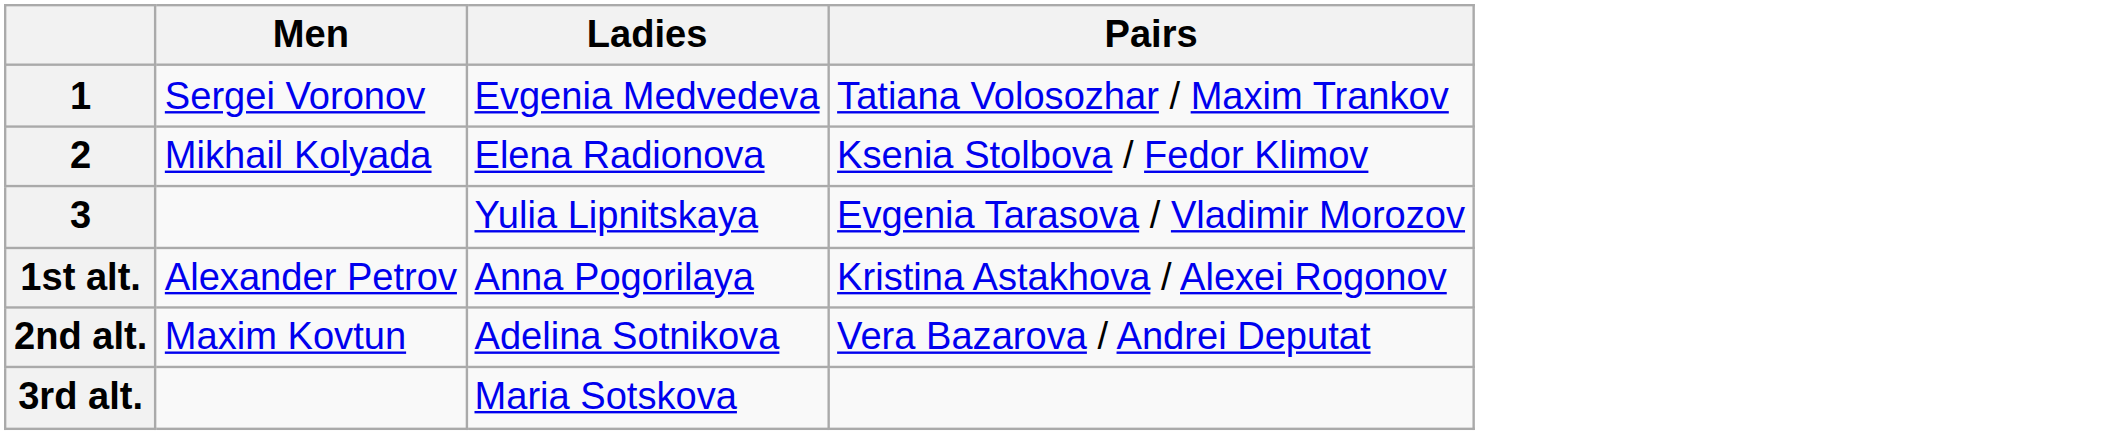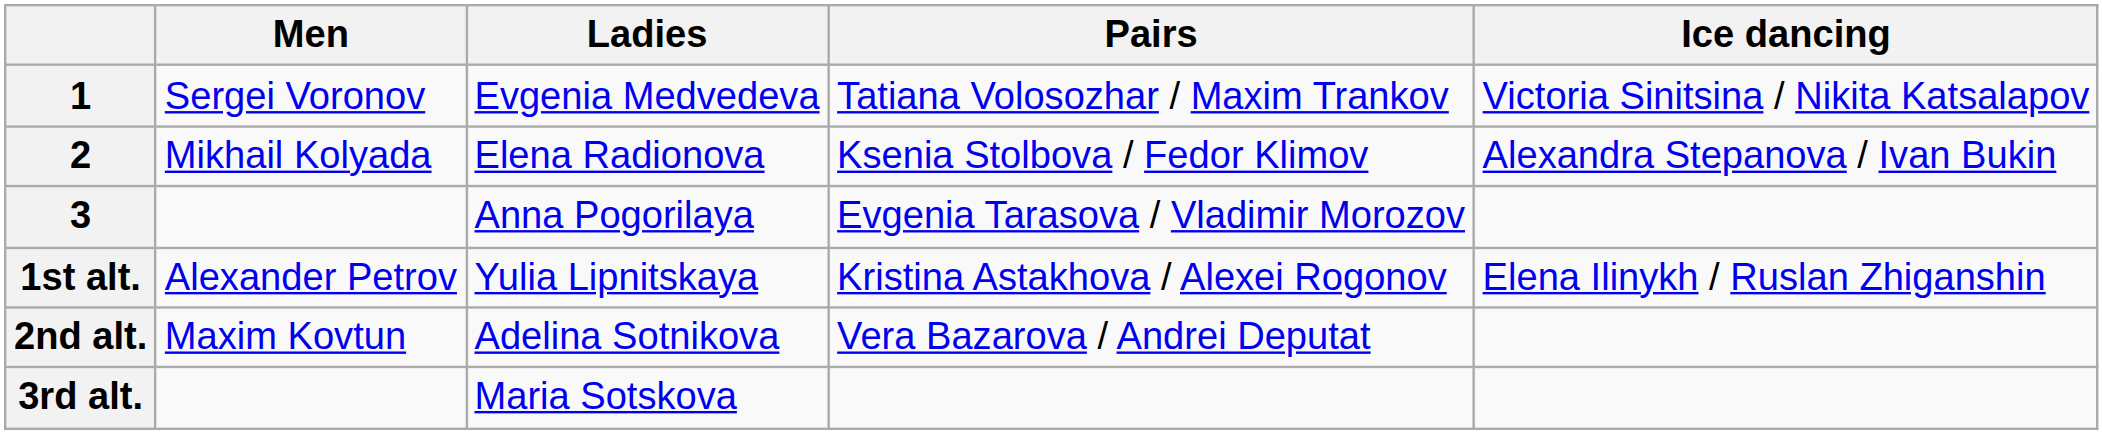+ column: (1786, 34)
(616, 215) Yulia Lipnitskaya -> (614, 215) Anna Pogorilaya
(614, 276) Anna Pogorilaya -> (616, 276) Yulia Lipnitskaya
